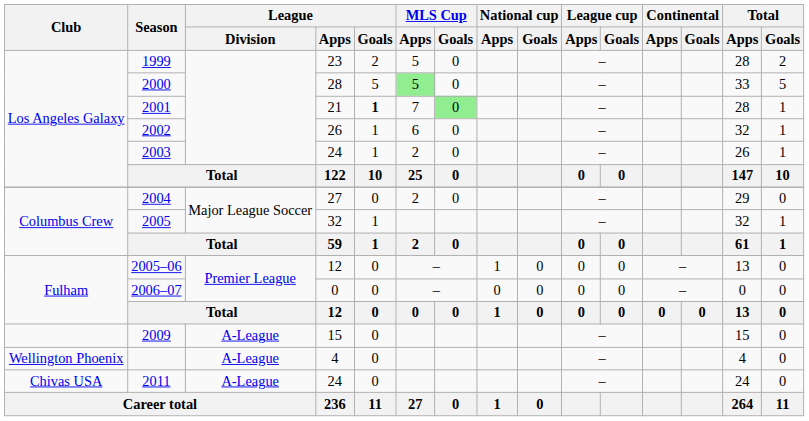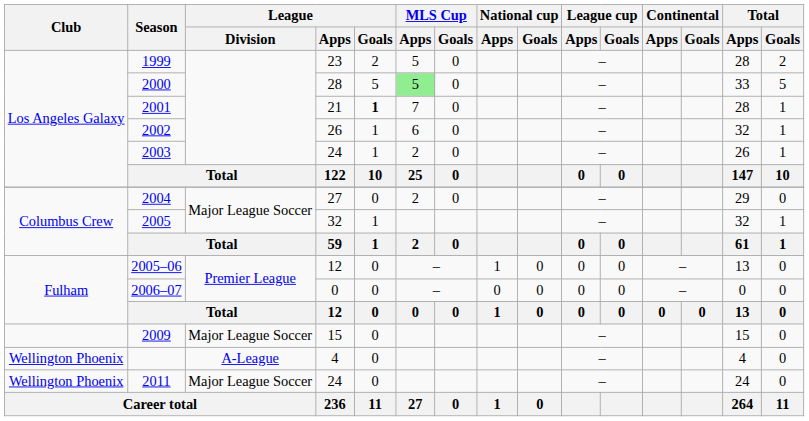(456, 107) lightgreen background -> (456, 107) no background
(250, 335) A-League -> (250, 335) Major League Soccer
(66, 381) Chivas USA -> (66, 381) Wellington Phoenix
(250, 381) A-League -> (250, 381) Major League Soccer
